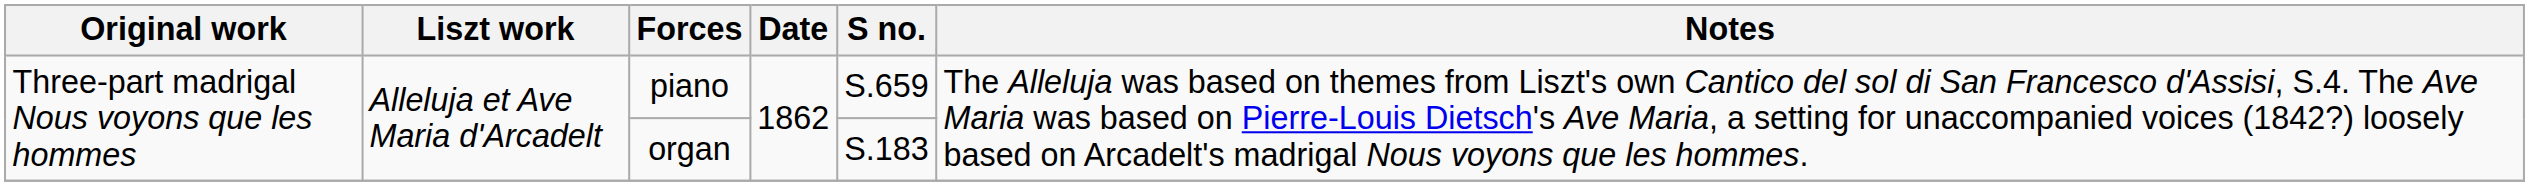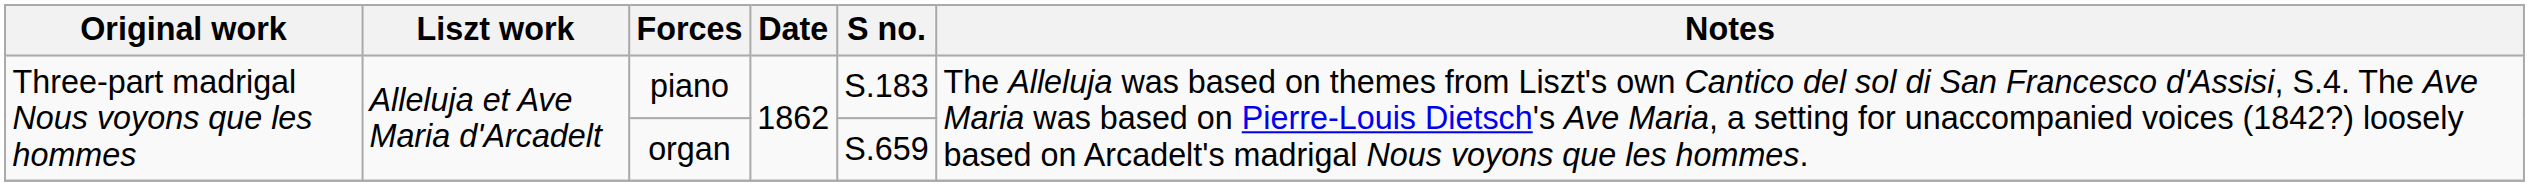(886, 86) S.659 -> (886, 86) S.183
(886, 148) S.183 -> (886, 148) S.659
